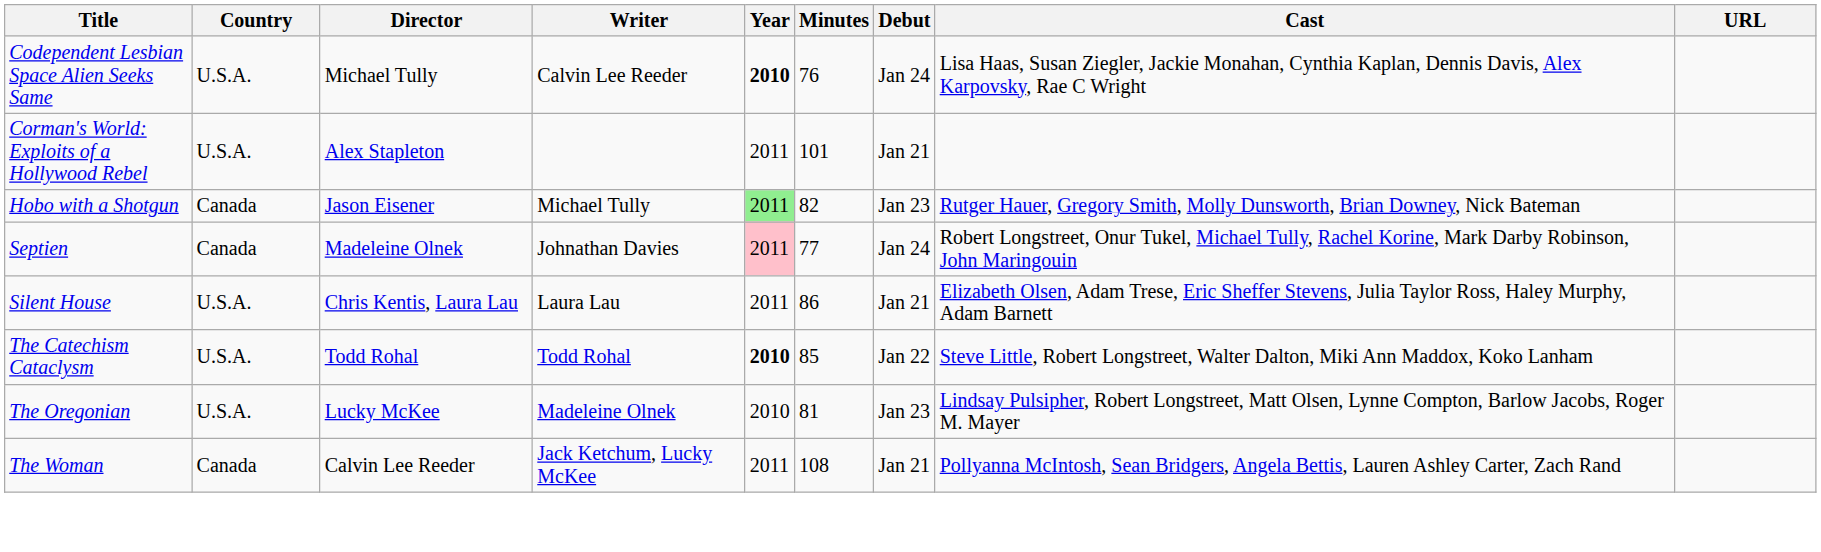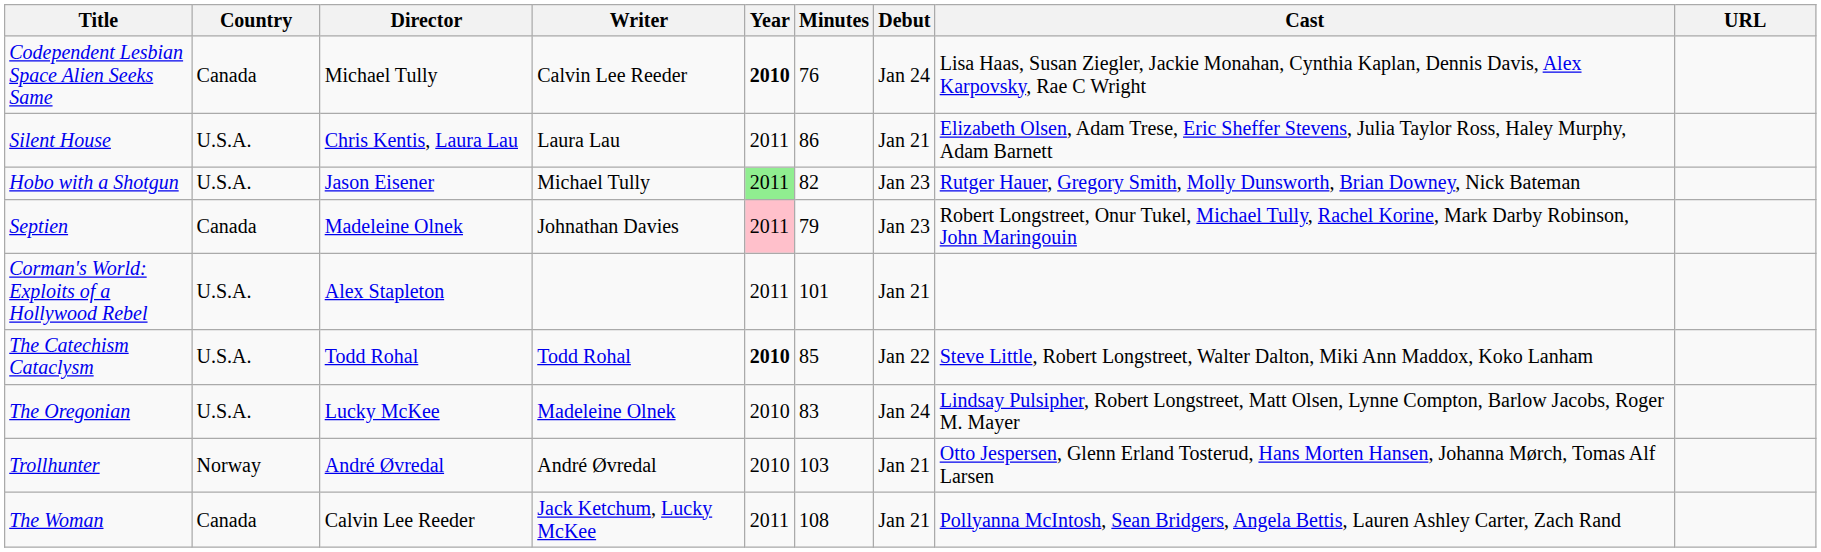(224, 74) U.S.A. -> (227, 74) Canada
rows swapped: (78, 151) <-> (60, 302)
(227, 205) Canada -> (224, 183) U.S.A.
(809, 248) 77 -> (809, 225) 79
(904, 248) Jan 24 -> (904, 225) Jan 23
(809, 411) 81 -> (809, 411) 83
(904, 411) Jan 23 -> (904, 411) Jan 24
+ row: (54, 465)
